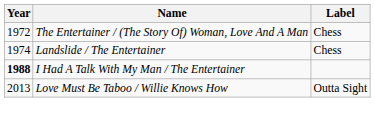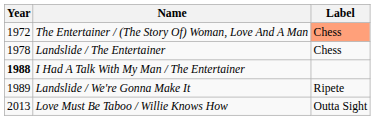(328, 32) no background -> (328, 32) lightsalmon background
(19, 50) 1974 -> (19, 50) 1978
+ row: (113, 87)
